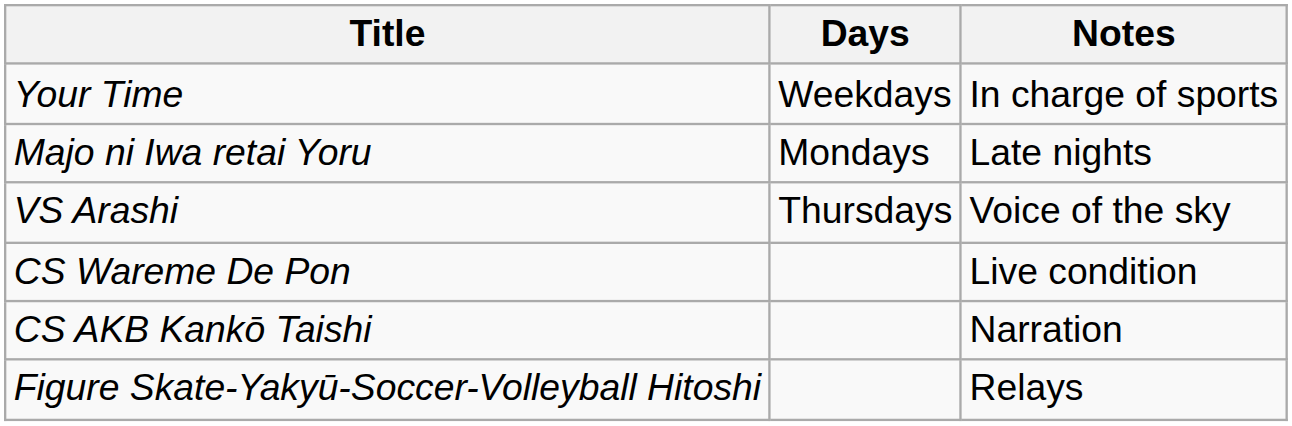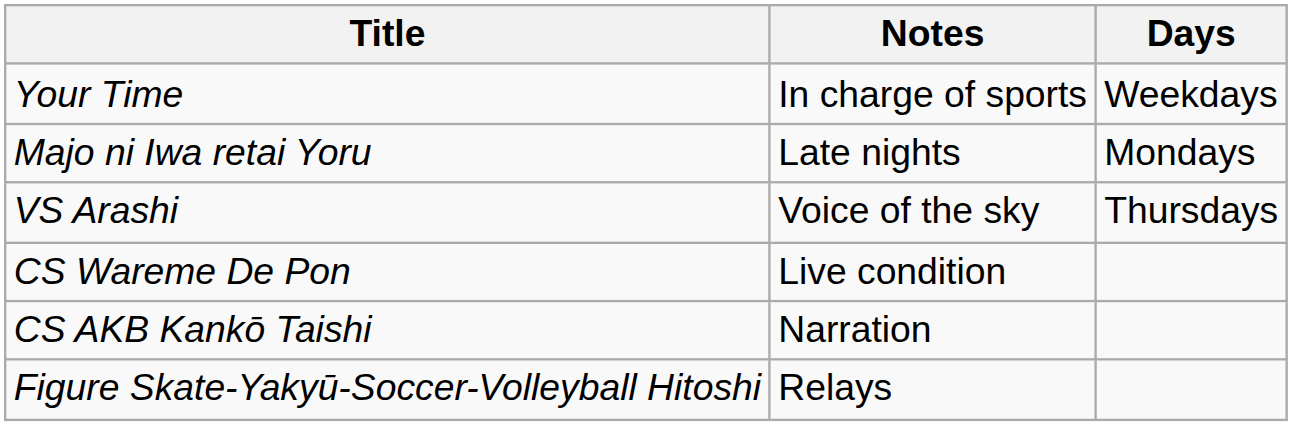columns swapped: (865, 34) <-> (1124, 34)
